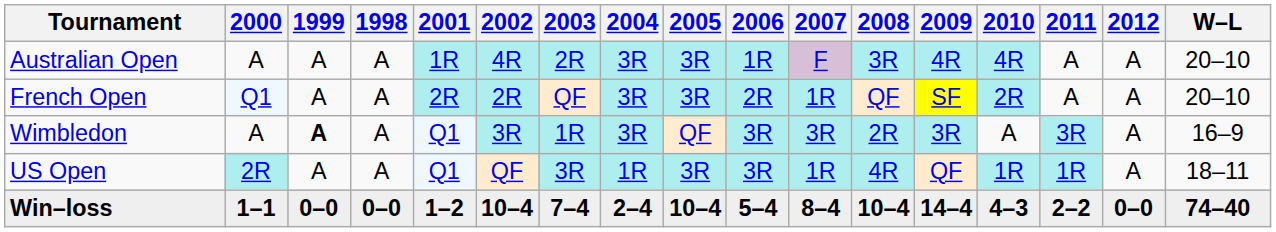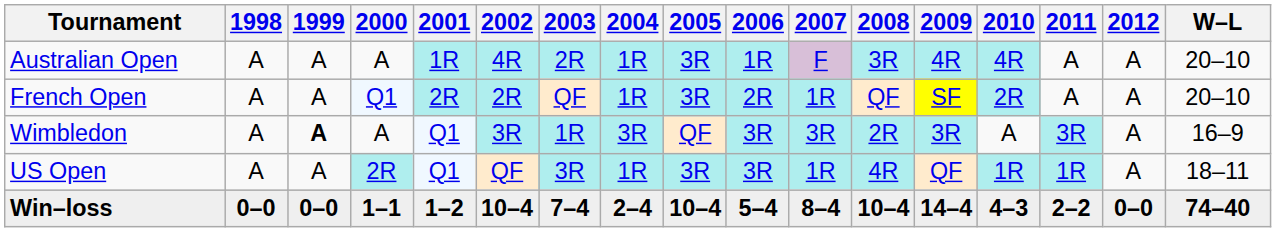columns swapped: (382, 23) <-> (256, 23)
(632, 60) 3R -> (632, 60) 1R
(632, 97) 3R -> (632, 97) 1R
